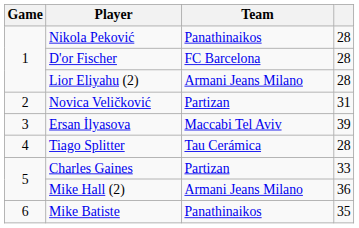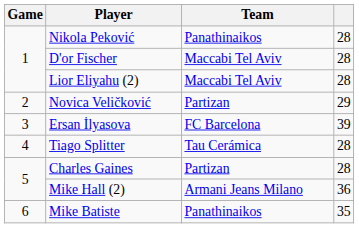(222, 59) FC Barcelona -> (233, 59) Maccabi Tel Aviv
(244, 80) Armani Jeans Milano -> (233, 80) Maccabi Tel Aviv
(344, 102) 31 -> (344, 102) 29
(233, 124) Maccabi Tel Aviv -> (222, 124) FC Barcelona
(344, 168) 33 -> (344, 168) 28
